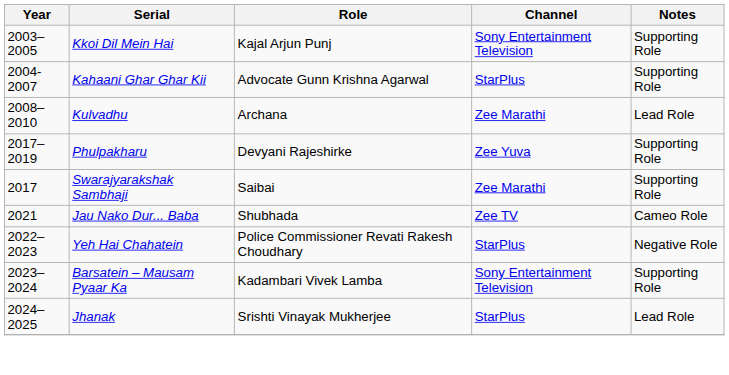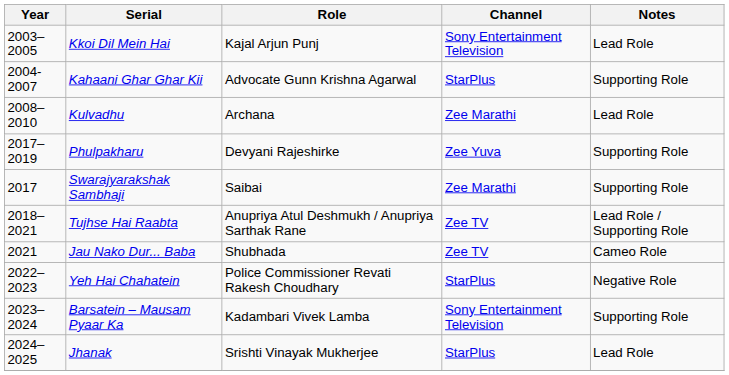(666, 43) Supporting Role -> (623, 43) Lead Role
+ row: (123, 223)
